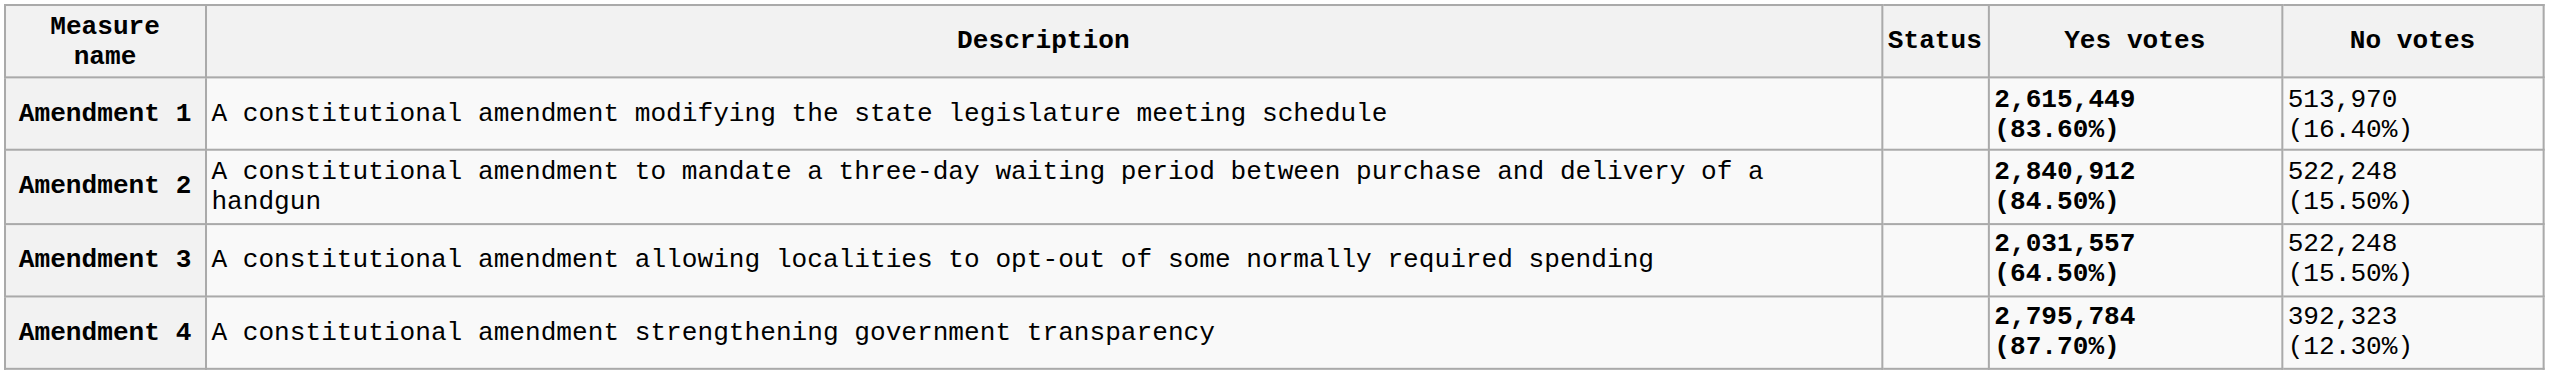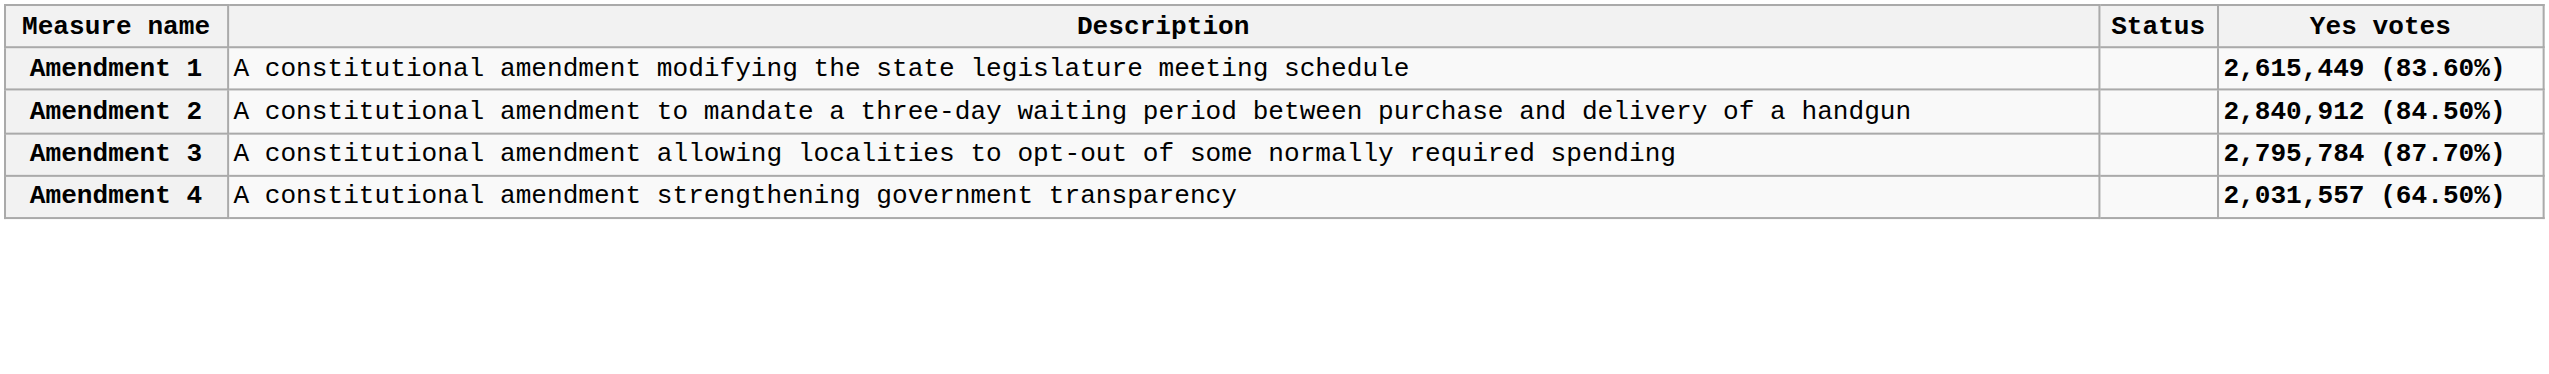- column: (2413, 41)
(2065, 260) 2,031,557 (64.50%) -> (2365, 154) 2,795,784 (87.70%)
(2065, 332) 2,795,784 (87.70%) -> (2365, 197) 2,031,557 (64.50%)
